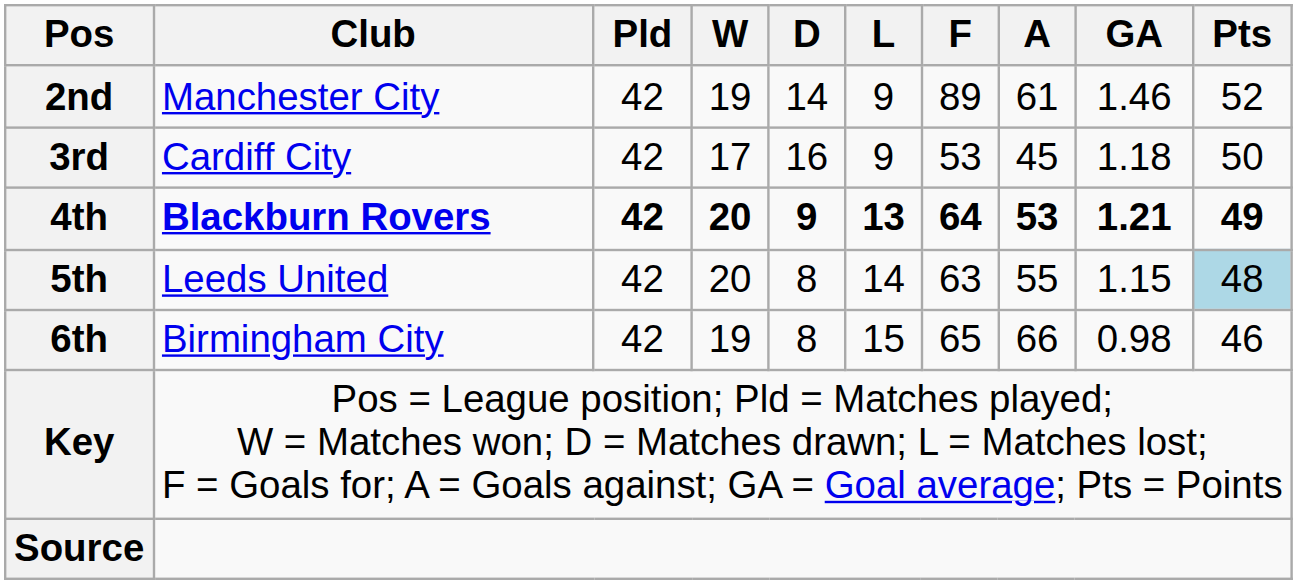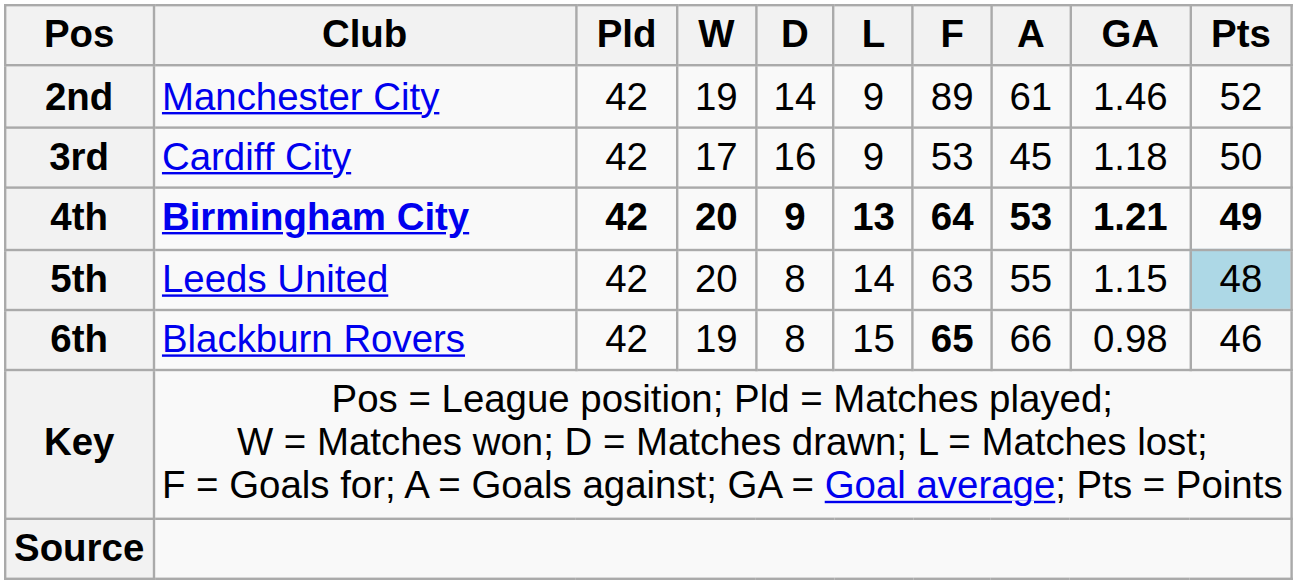(326, 217) Blackburn Rovers -> (316, 217) Birmingham City
(303, 339) Birmingham City -> (313, 339) Blackburn Rovers
(960, 339) normal -> (952, 339) bold
